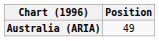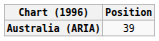(129, 28) 49 -> (129, 28) 39
